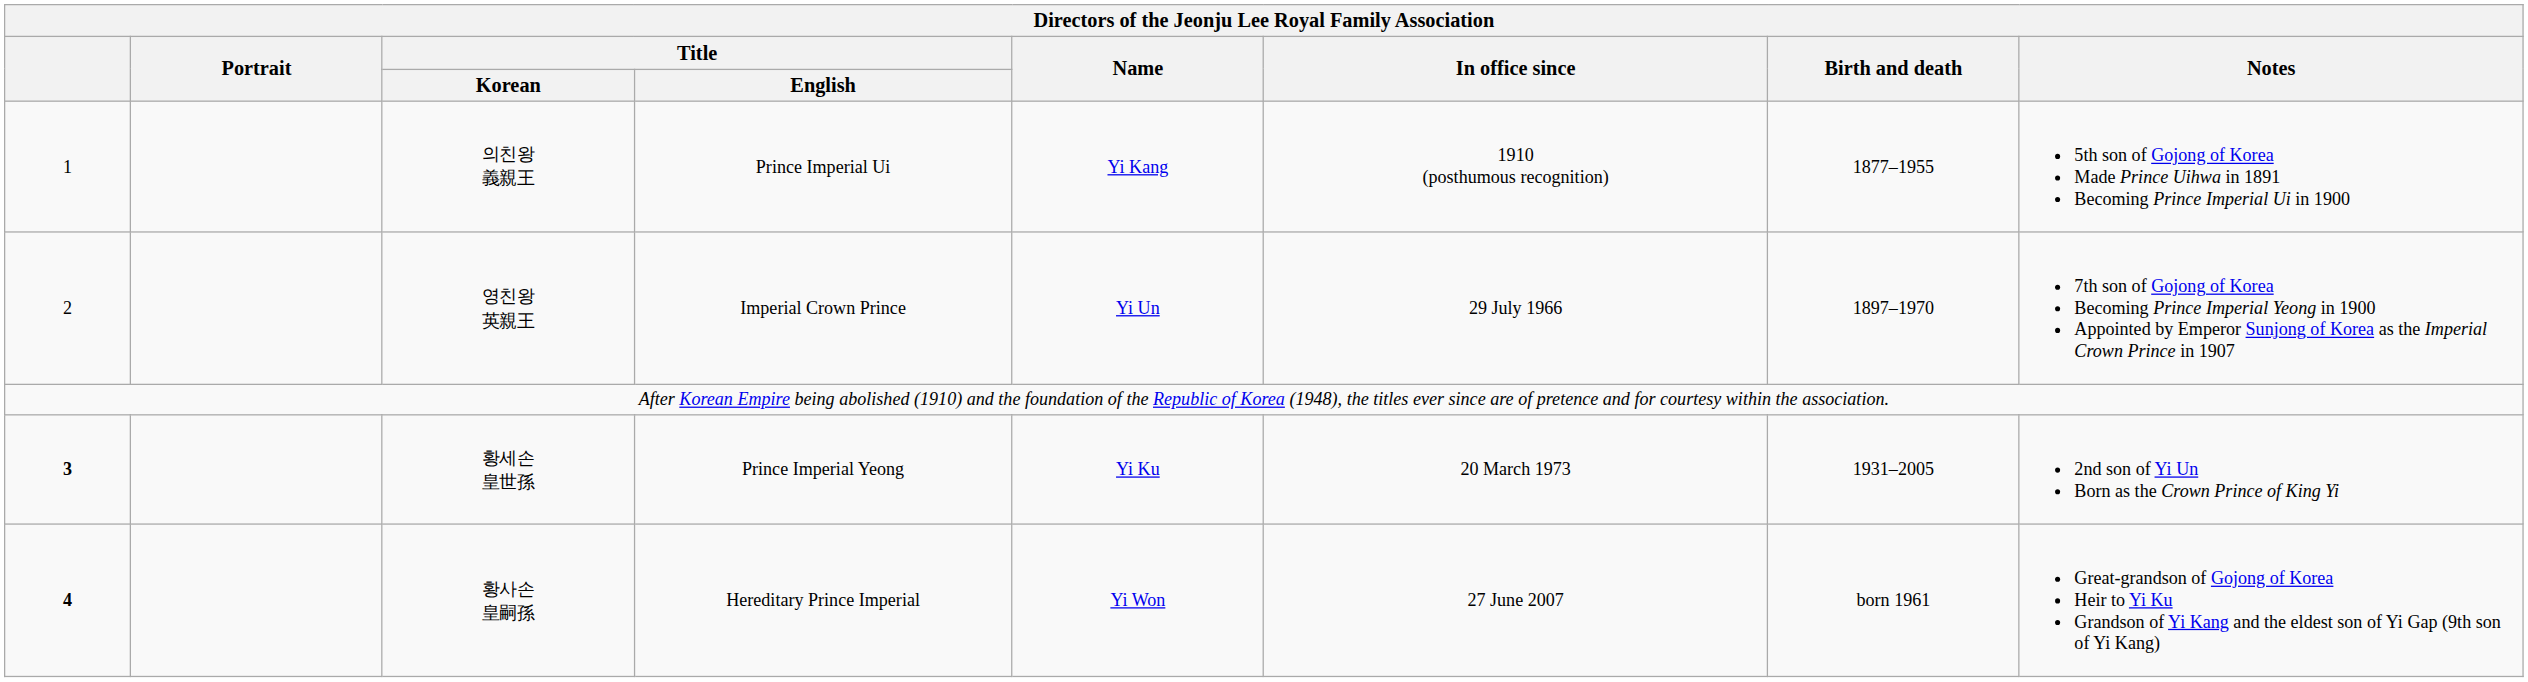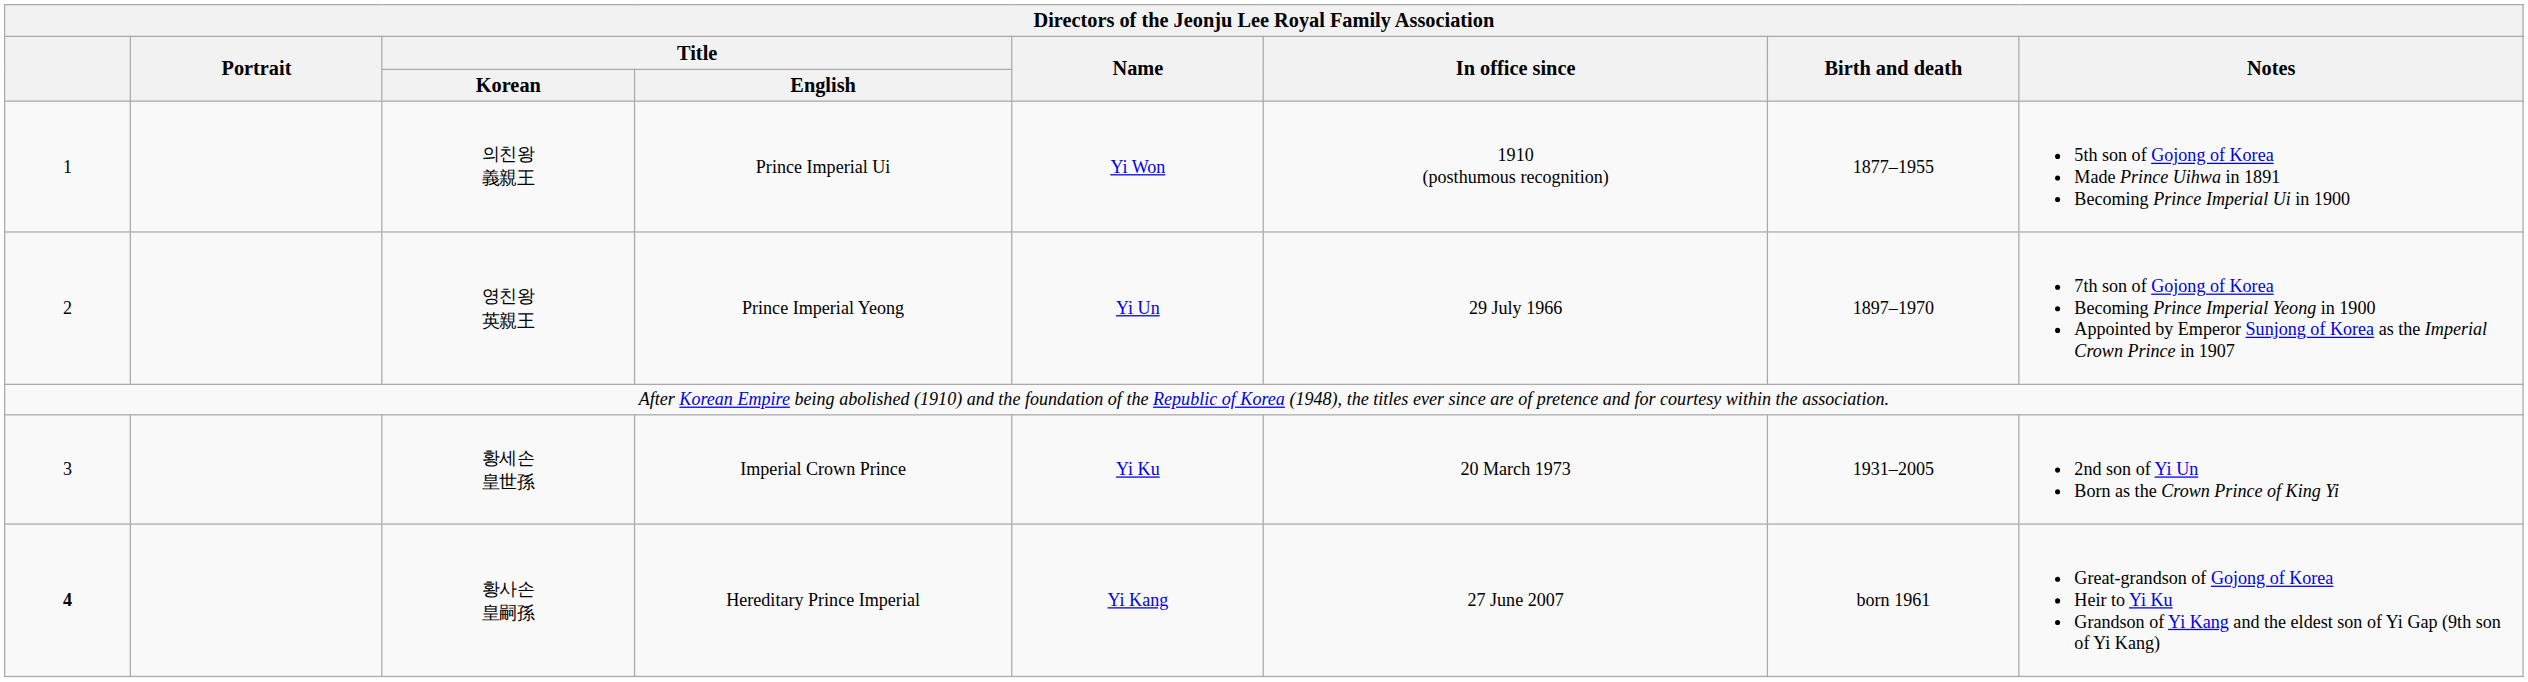(1138, 166) Yi Kang -> (1138, 166) Yi Won
(823, 308) Imperial Crown Prince -> (823, 308) Prince Imperial Yeong
(68, 469) bold -> (68, 469) normal
(823, 469) Prince Imperial Yeong -> (823, 469) Imperial Crown Prince
(1138, 600) Yi Won -> (1138, 600) Yi Kang
